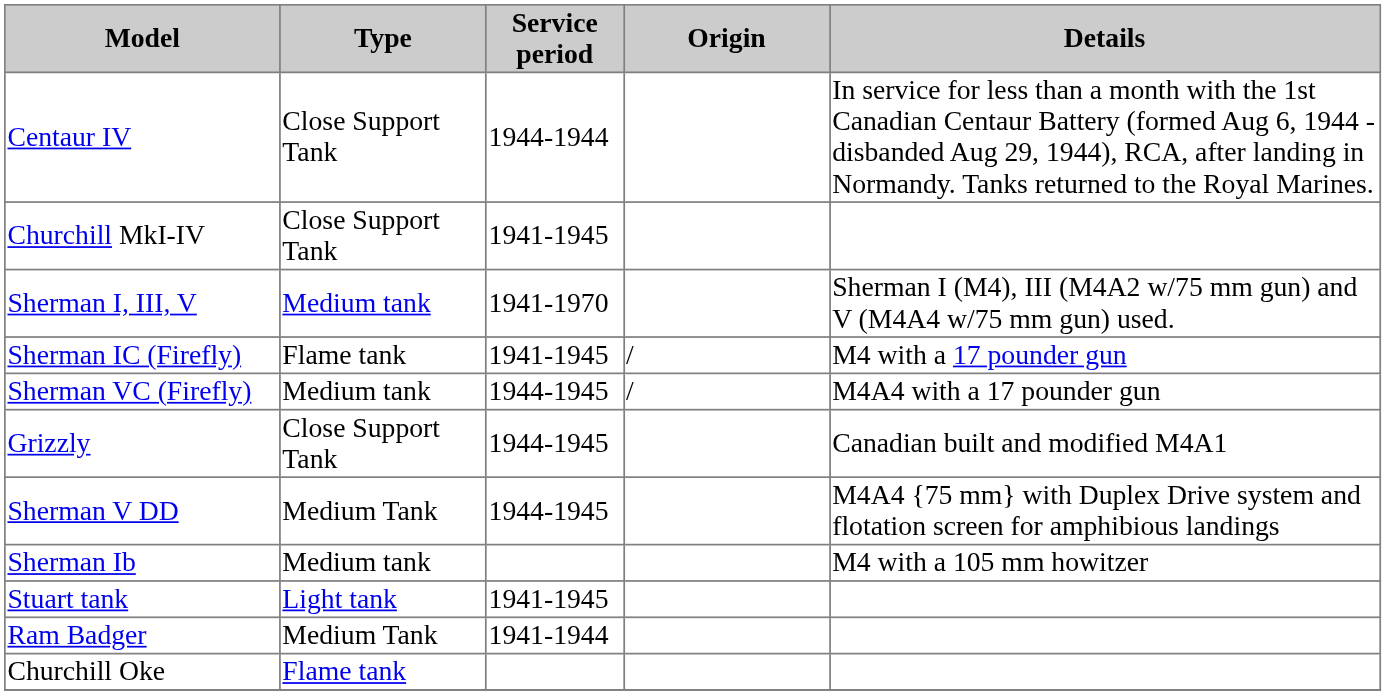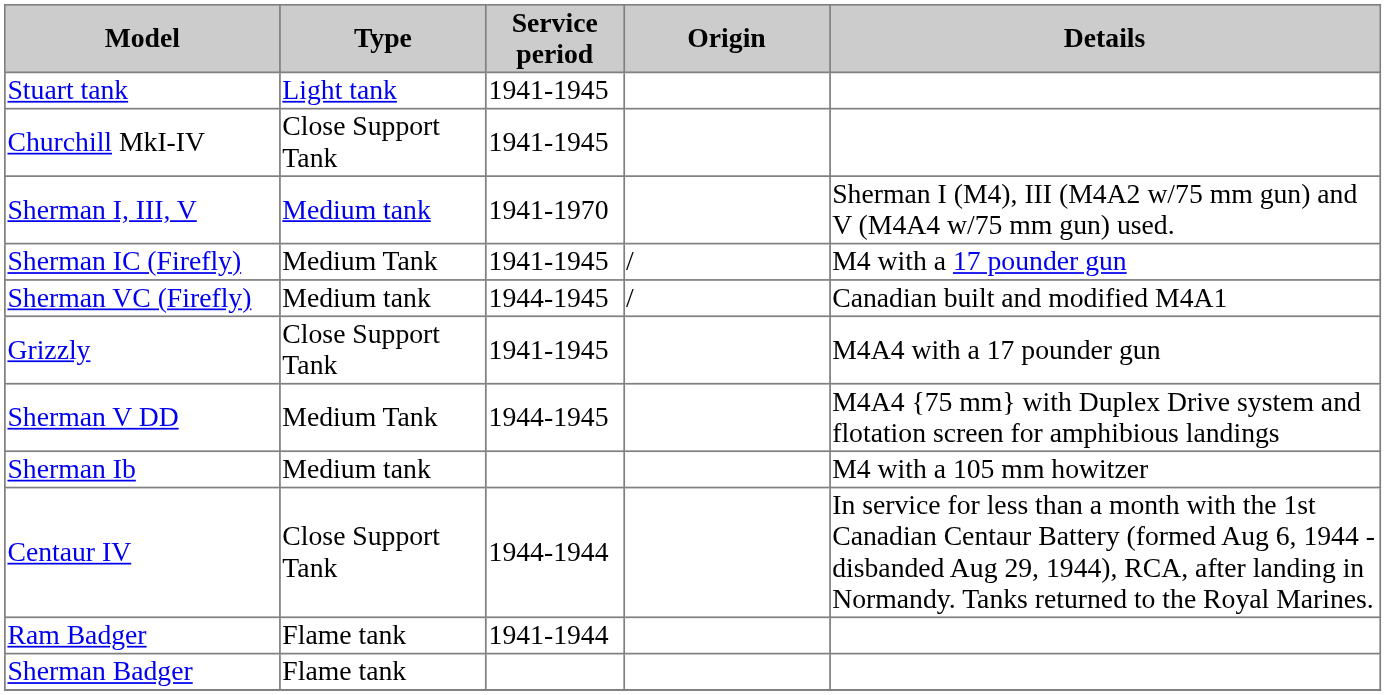rows swapped: (68, 598) <-> (69, 136)
(344, 354) Flame tank -> (360, 261) Medium Tank
(996, 391) M4A4 with a 17 pounder gun -> (1030, 297) Canadian built and modified M4A1
(549, 443) 1944-1945 -> (549, 349) 1941-1945
(1030, 443) Canadian built and modified M4A1 -> (996, 349) M4A4 with a 17 pounder gun
(360, 635) Medium Tank -> (344, 635) Flame tank
- row: (86, 671)
+ row: (100, 671)
